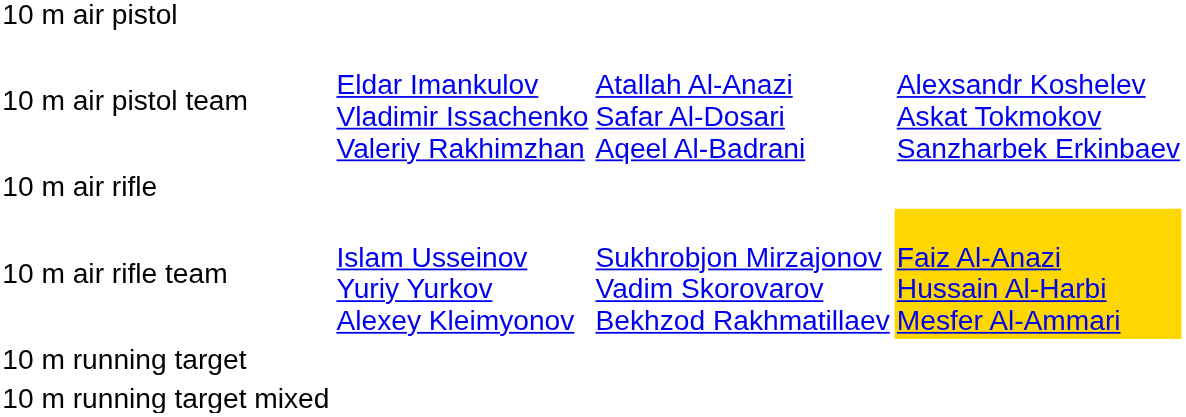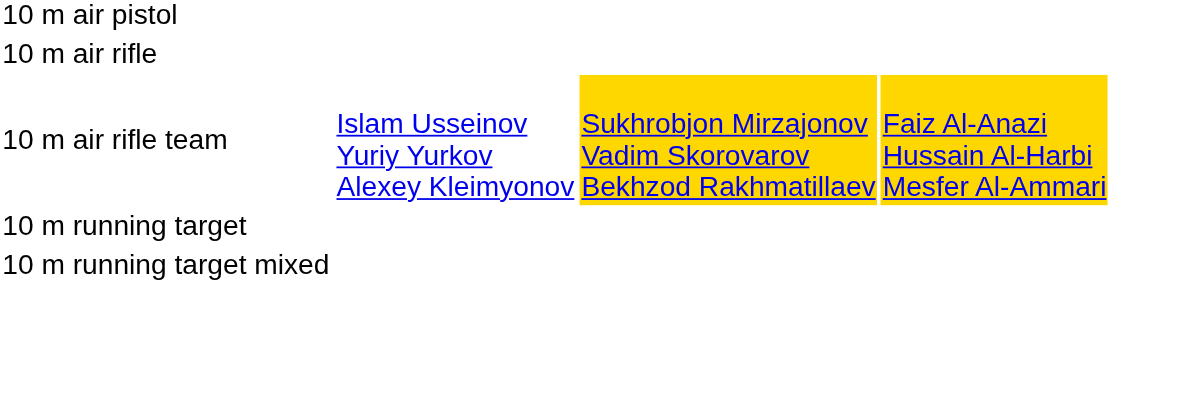- row: (125, 100)
(743, 289) no background -> (729, 155) gold background
